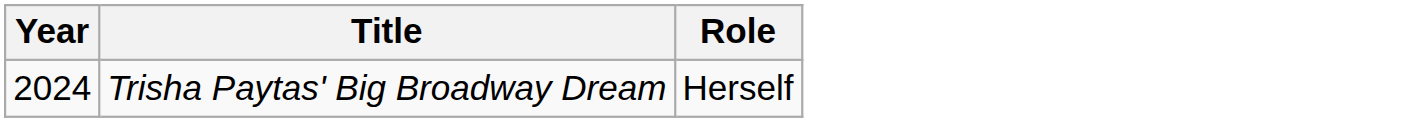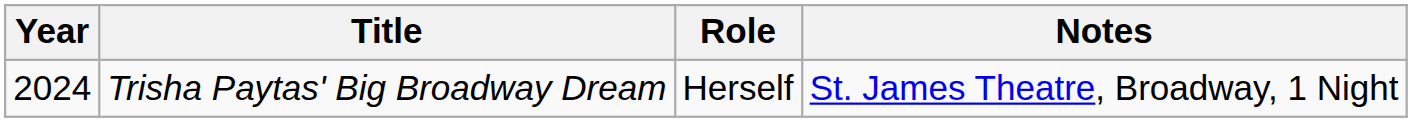+ column: (1104, 32)
